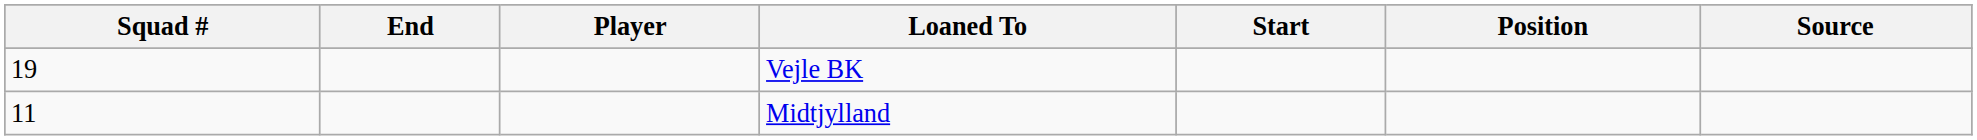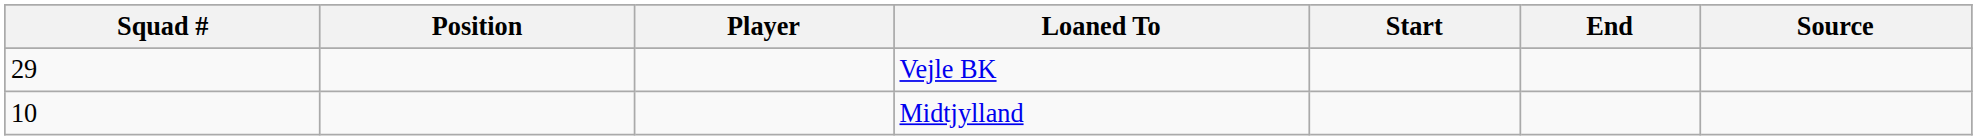columns swapped: (1543, 26) <-> (410, 26)
(24, 69) 19 -> (24, 69) 29
(24, 113) 11 -> (24, 113) 10
